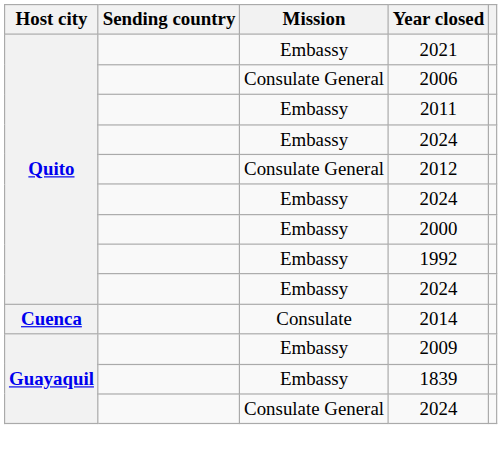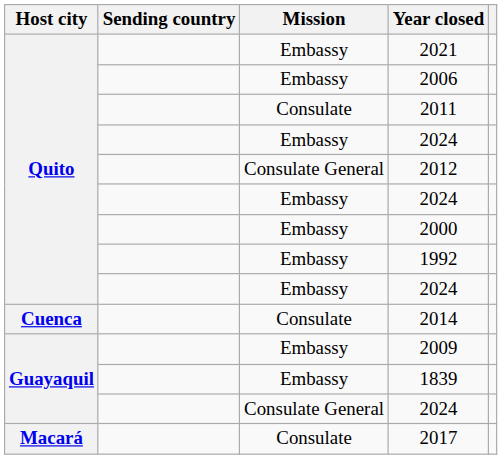(314, 79) Consulate General -> (314, 79) Embassy
(314, 109) Embassy -> (314, 109) Consulate
+ row: (51, 438)
